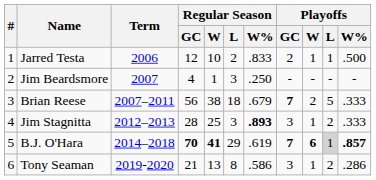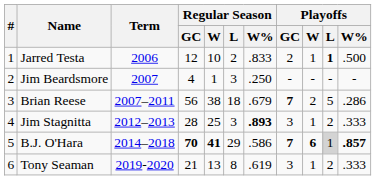(330, 57) normal -> (330, 57) bold
(354, 100) .333 -> (354, 100) .286
(260, 143) .619 -> (260, 143) .586
(260, 164) .586 -> (260, 164) .619
(354, 164) .286 -> (354, 164) .333
